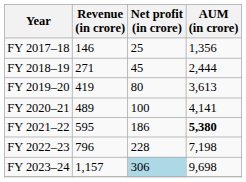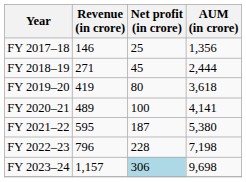(203, 87) 3,613 -> (203, 87) 3,618
(140, 127) 186 -> (140, 127) 187
(203, 127) bold -> (203, 127) normal
